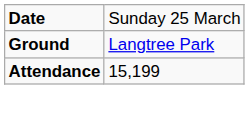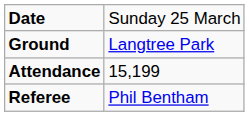+ row: (40, 97)
